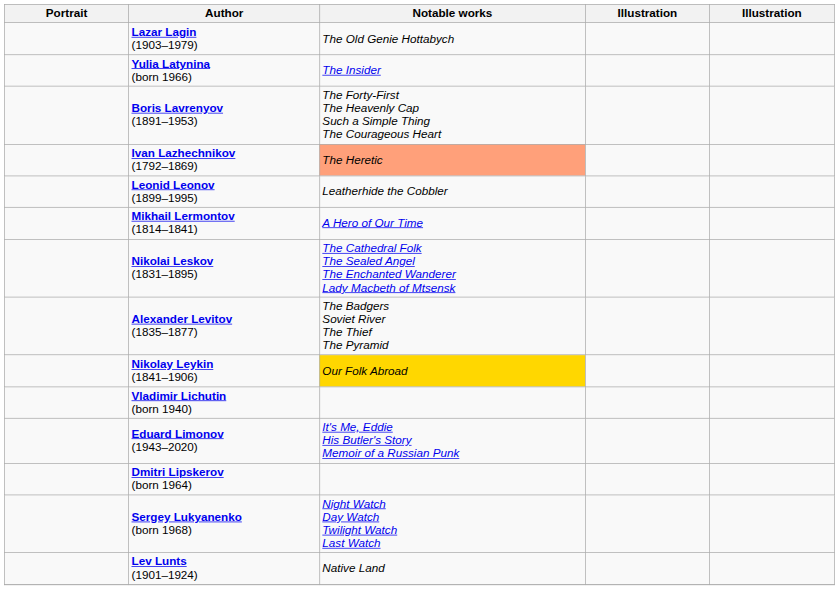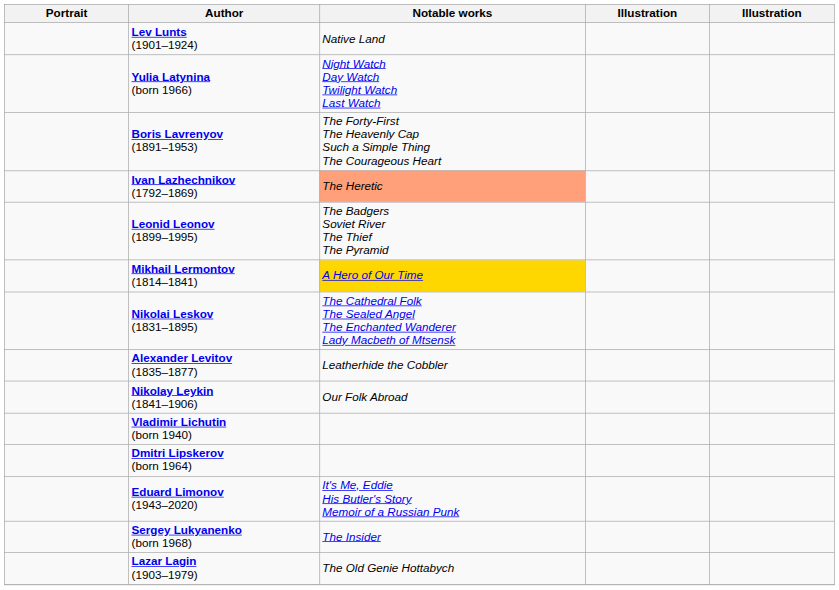rows swapped: (165, 38) <-> (165, 568)
(352, 70) The Insider -> (360, 83) Night Watch Day Watch Twilight Watch Last Watch
(385, 191) Leatherhide the Cobbler -> (356, 231) The Badgers Soviet River The Thief The Pyramid
(373, 223) no background -> (373, 276) gold background
(356, 326) The Badgers Soviet River The Thief The Pyramid -> (385, 365) Leatherhide the Cobbler
(365, 371) gold background -> (365, 397) no background
rows swapped: (178, 440) <-> (178, 479)
(360, 523) Night Watch Day Watch Twilight Watch Last Watch -> (352, 537) The Insider
